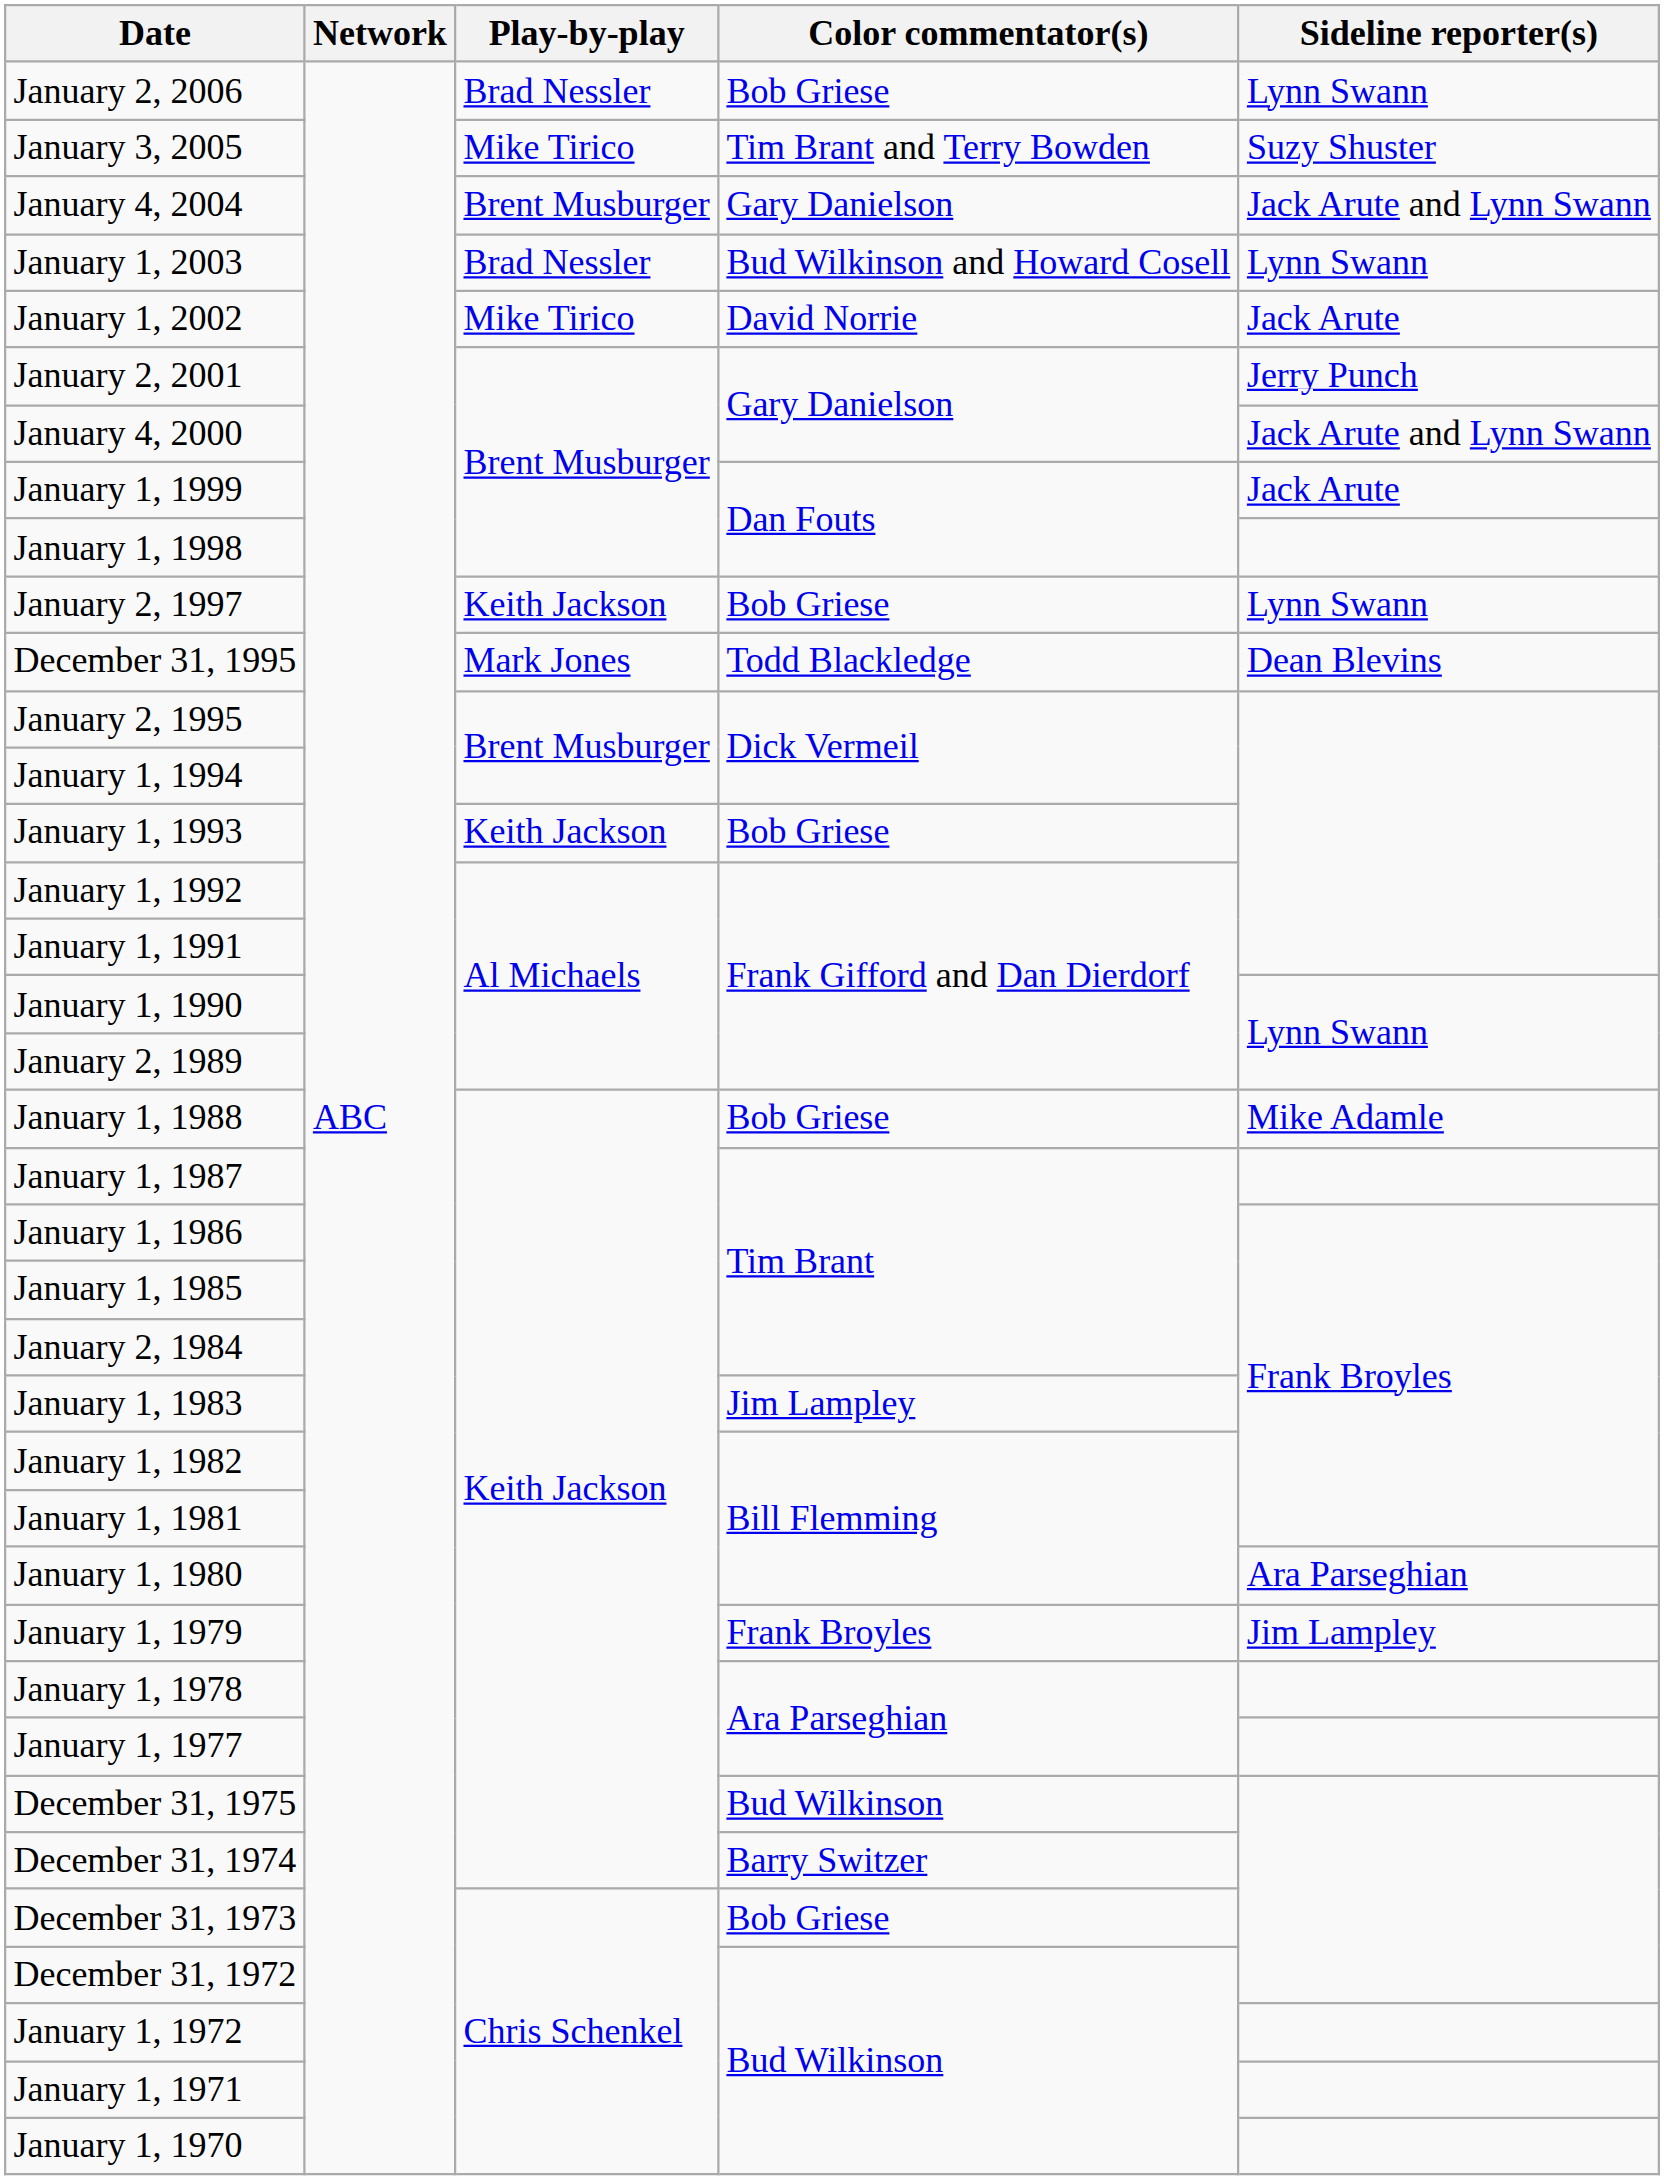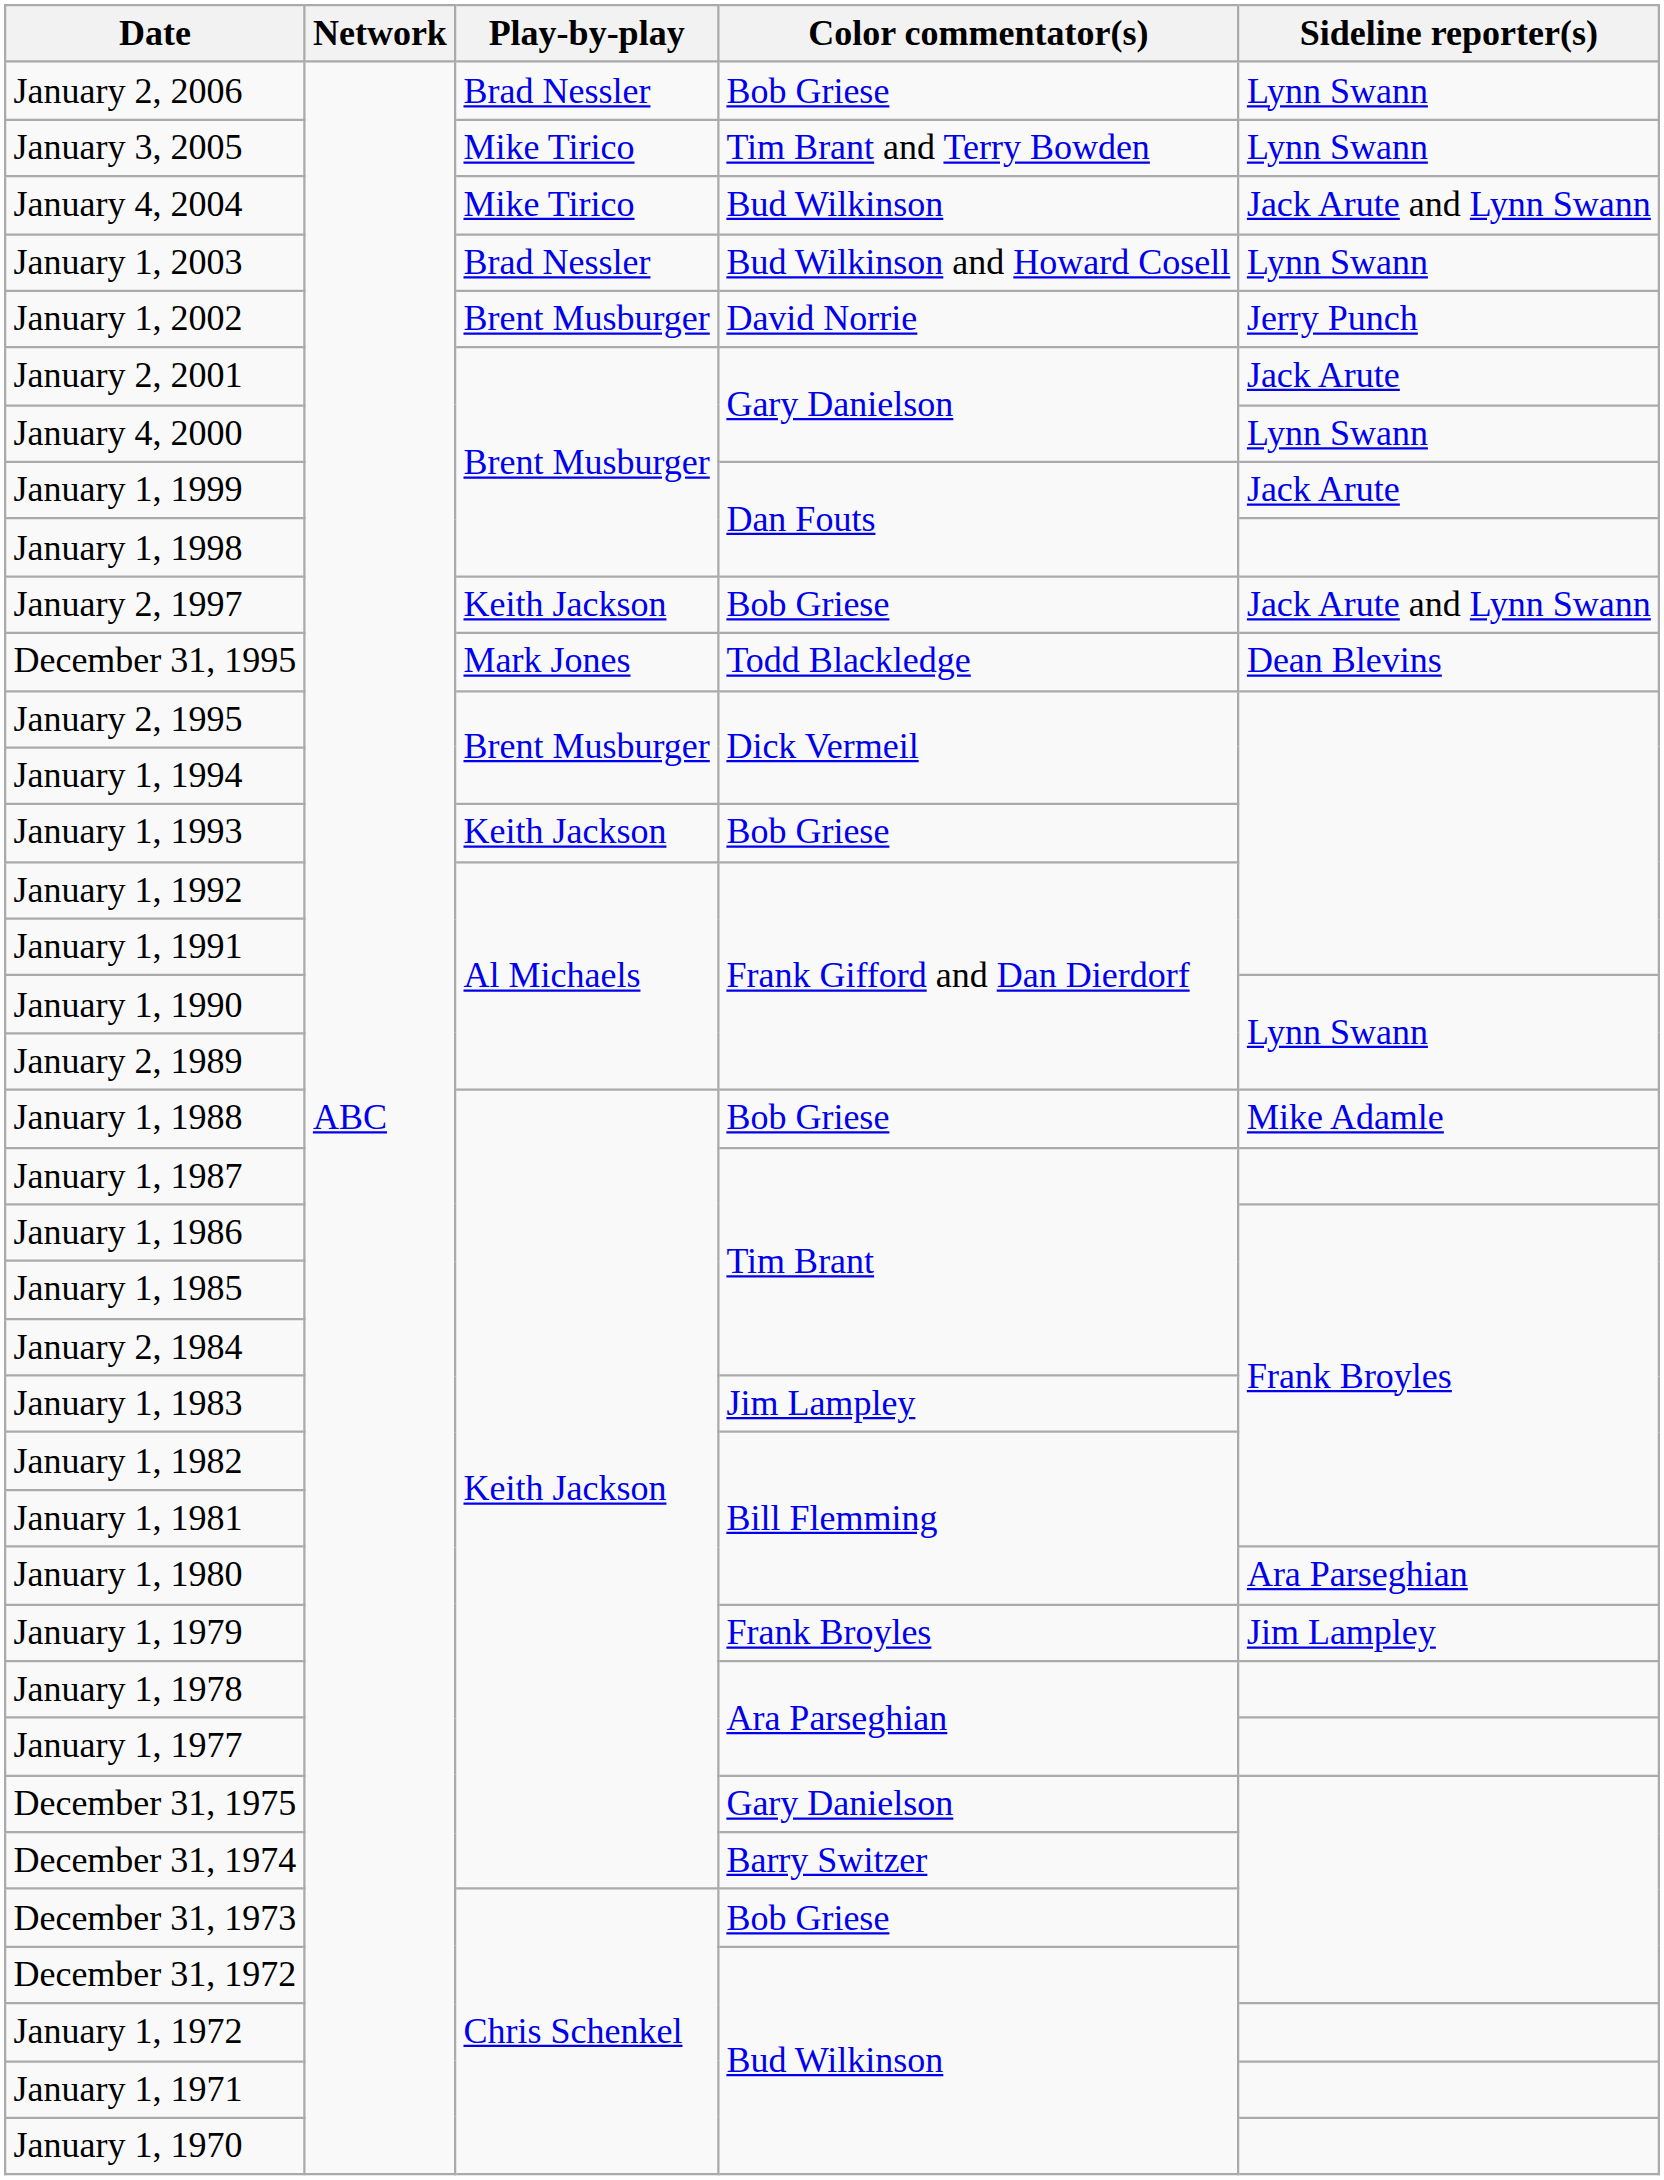(1341, 147) Suzy Shuster -> (1337, 147) Lynn Swann
(587, 204) Brent Musburger -> (549, 204) Mike Tirico
(840, 204) Gary Danielson -> (835, 204) Bud Wilkinson
(549, 318) Mike Tirico -> (587, 318) Brent Musburger
(1323, 318) Jack Arute -> (1332, 318) Jerry Punch
(1332, 375) Jerry Punch -> (1323, 375) Jack Arute
(1449, 432) Jack Arute and Lynn Swann -> (1337, 432) Lynn Swann
(1337, 603) Lynn Swann -> (1449, 603) Jack Arute and Lynn Swann
(835, 1802) Bud Wilkinson -> (840, 1802) Gary Danielson
